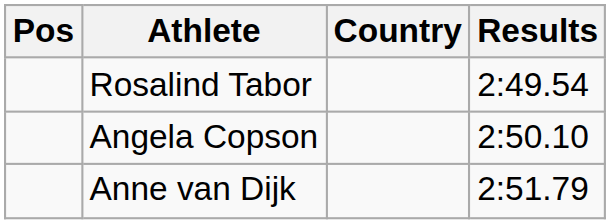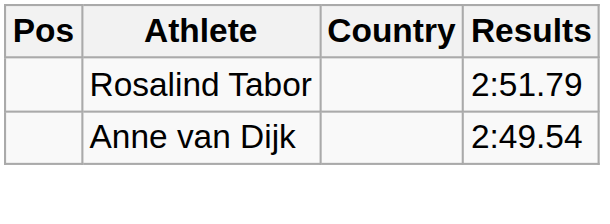(533, 84) 2:49.54 -> (527, 84) 2:51.79
- row: (204, 137)
(533, 190) 2:51.79 -> (527, 137) 2:49.54
